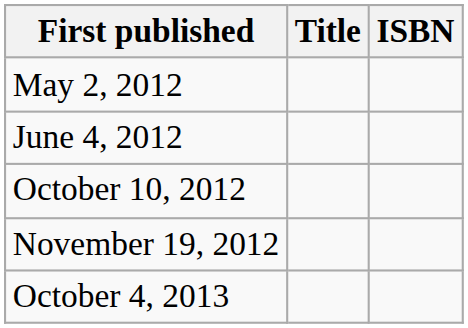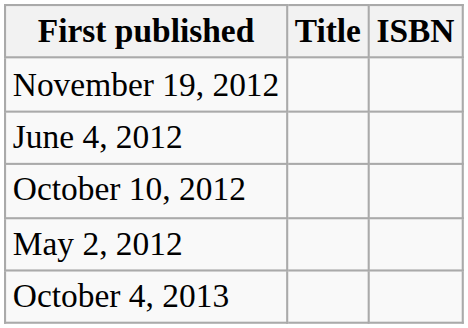rows swapped: (98, 84) <-> (146, 243)
